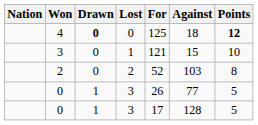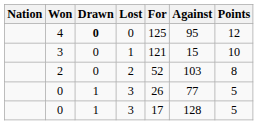(192, 33) 18 -> (192, 33) 95
(234, 33) bold -> (234, 33) normal
